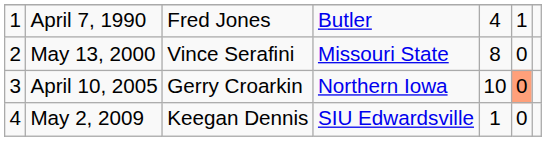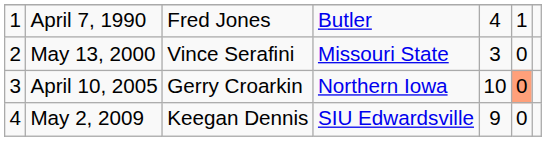(495, 53) 8 -> (495, 53) 3
(495, 119) 1 -> (495, 119) 9
